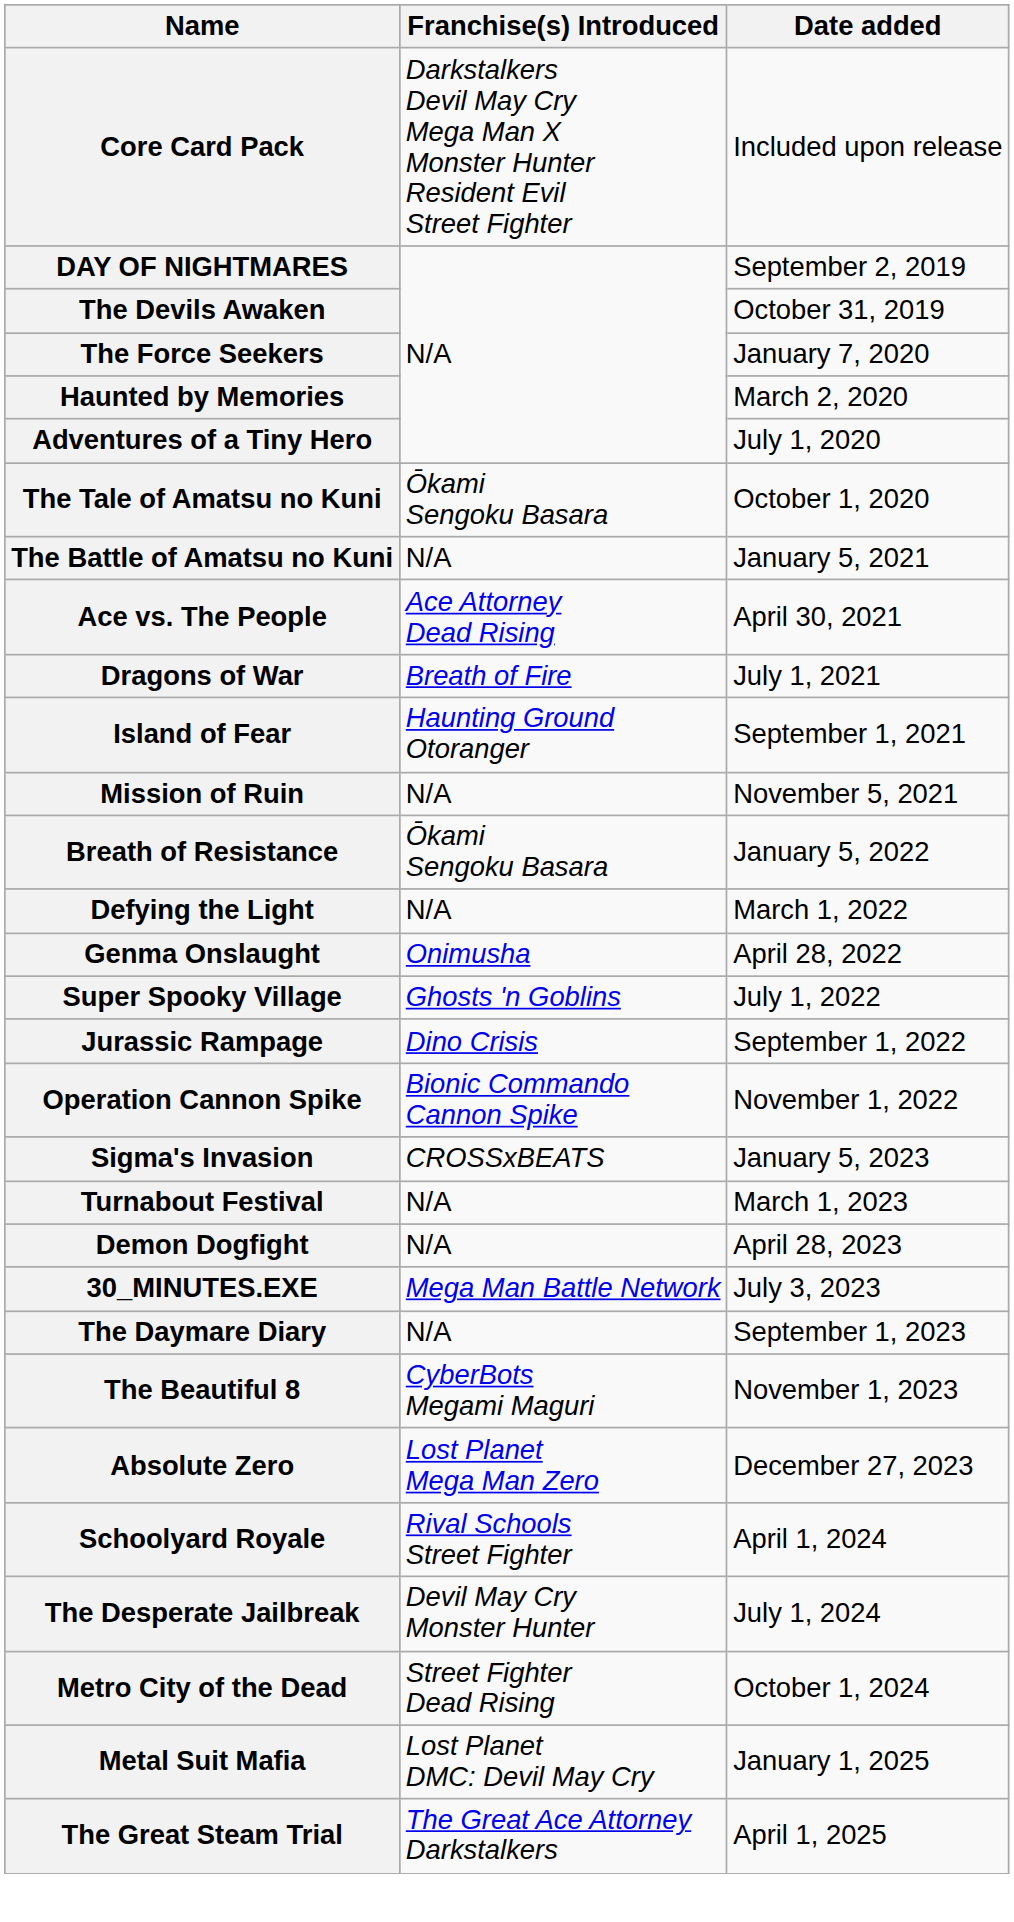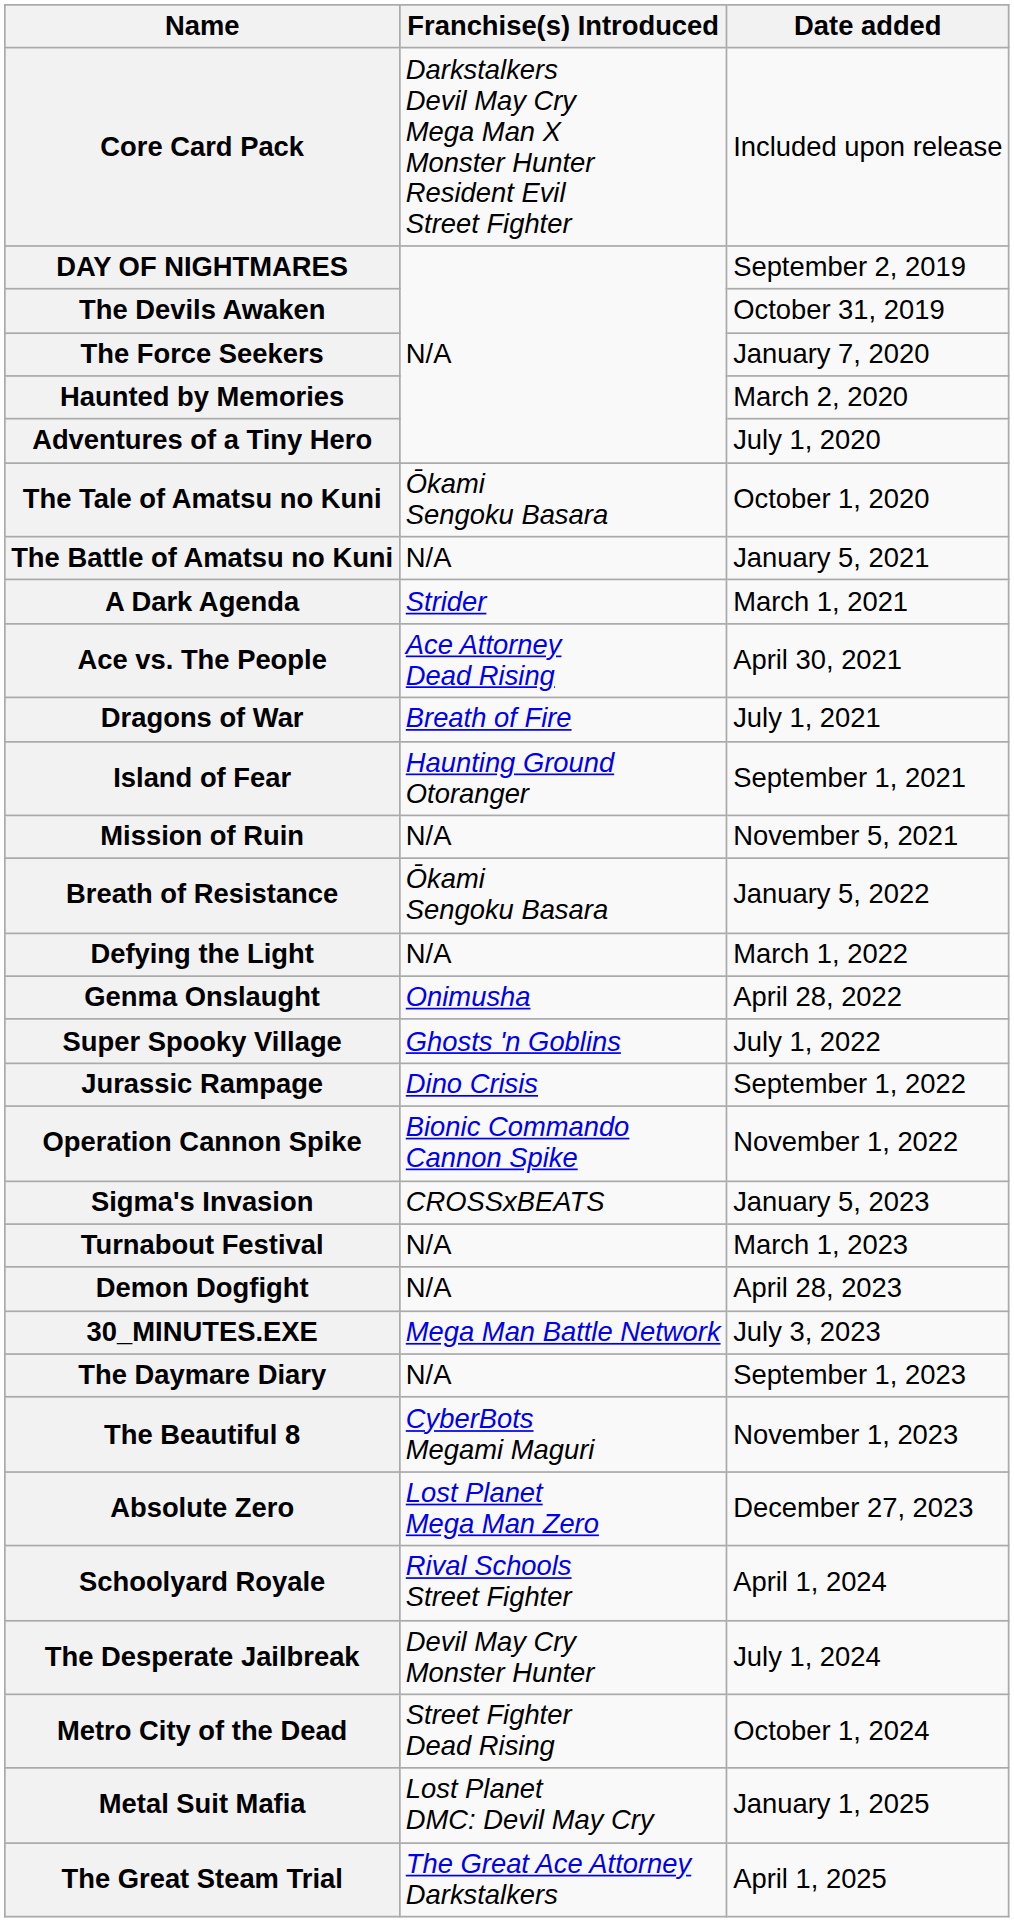+ row: (202, 601)
